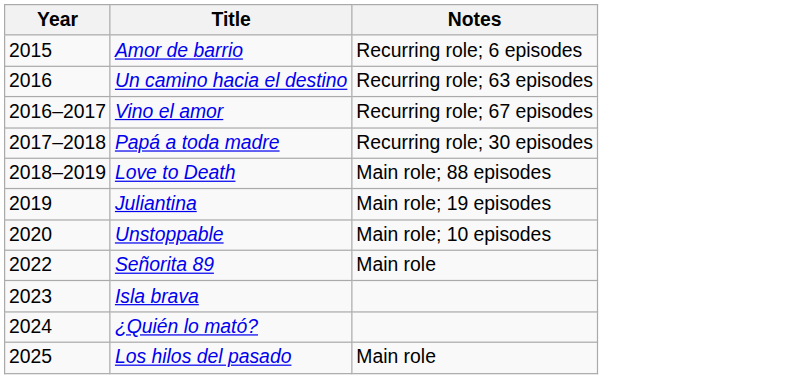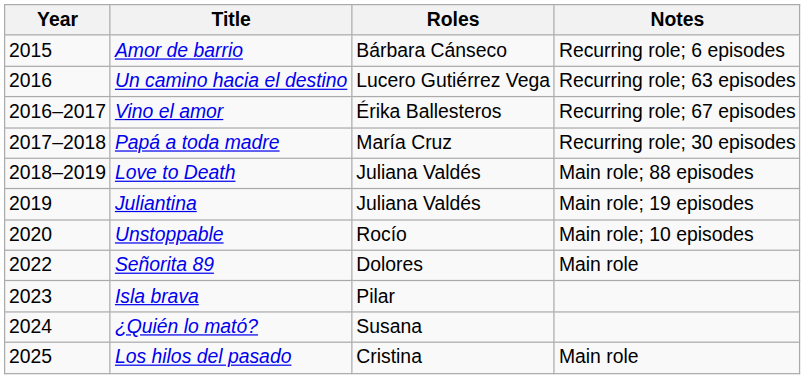+ column: (453, 19)
